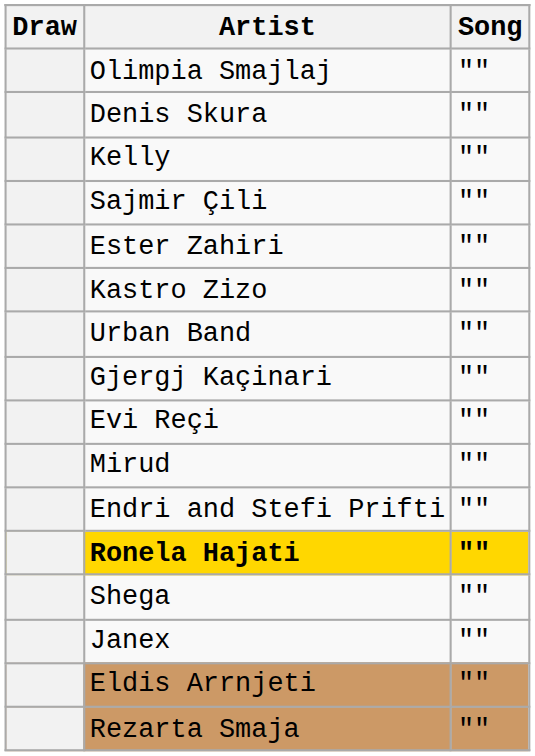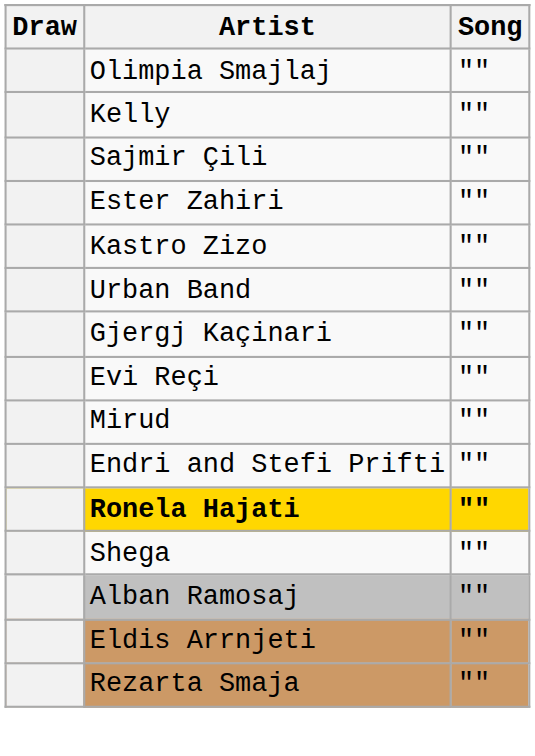- row: (179, 115)
- row: (130, 641)
+ row: (195, 597)
